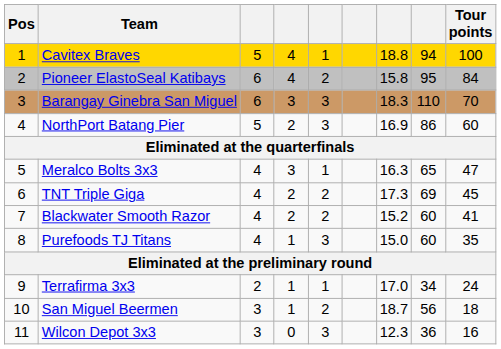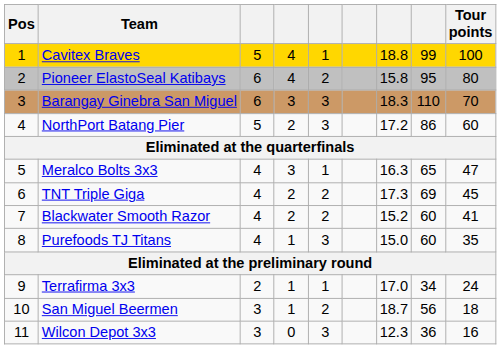(428, 55) 94 -> (428, 55) 99
(471, 78) 84 -> (471, 78) 80
(394, 124) 16.9 -> (394, 124) 17.2
